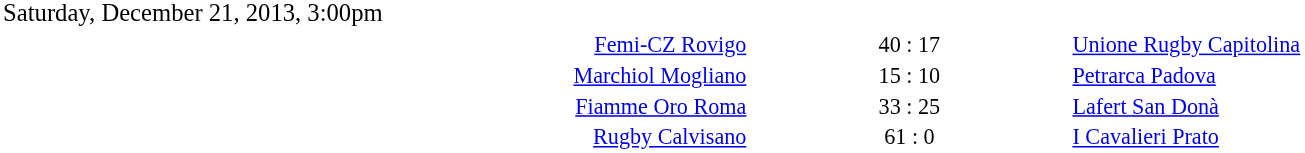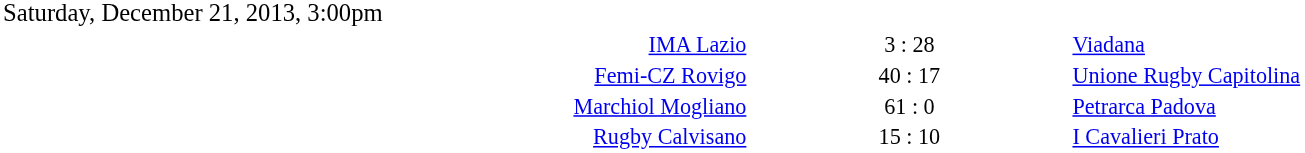+ row: (697, 44)
(909, 75) 15 : 10 -> (909, 106) 61 : 0
- row: (661, 106)
(909, 137) 61 : 0 -> (909, 137) 15 : 10
